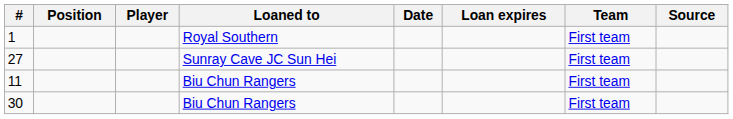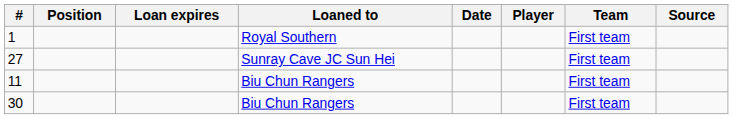columns swapped: (147, 16) <-> (504, 16)
